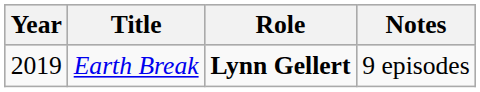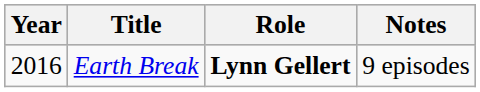(36, 65) 2019 -> (36, 65) 2016
